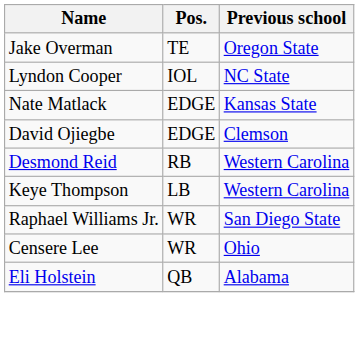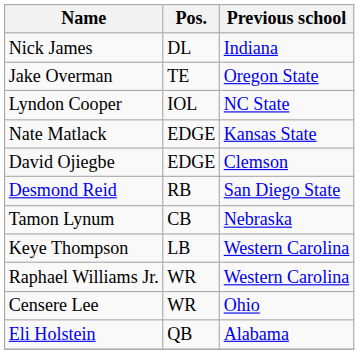+ row: (51, 47)
(286, 162) Western Carolina -> (282, 190) San Diego State
+ row: (62, 219)
(282, 219) San Diego State -> (286, 276) Western Carolina
